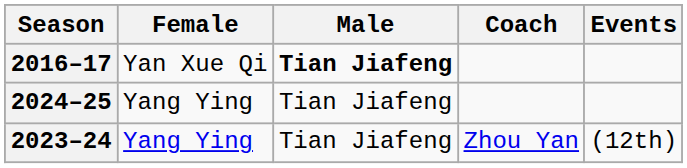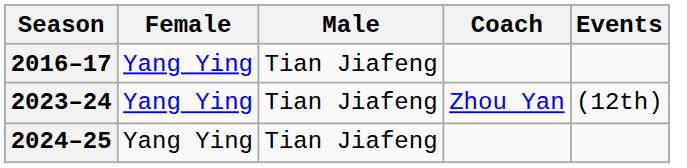(195, 64) Yan Xue Qi -> (188, 64) Yang Ying
(366, 64) bold -> (351, 64) normal
rows swapped: (61, 142) <-> (61, 103)
